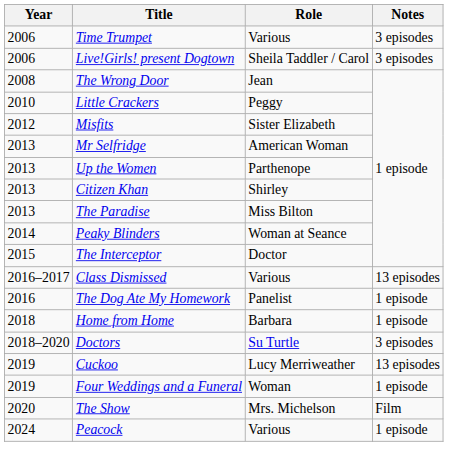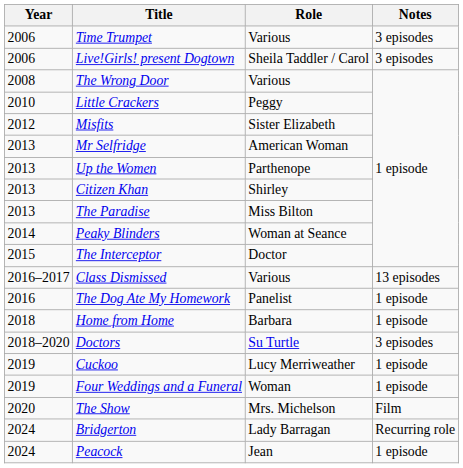(261, 80) Jean -> (269, 80) Various
(408, 364) 13 episodes -> (402, 364) 1 episode
+ row: (106, 430)
(269, 430) Various -> (261, 451) Jean
